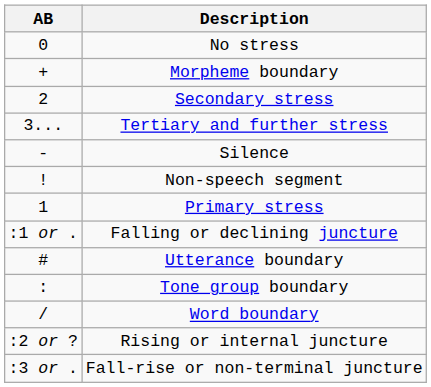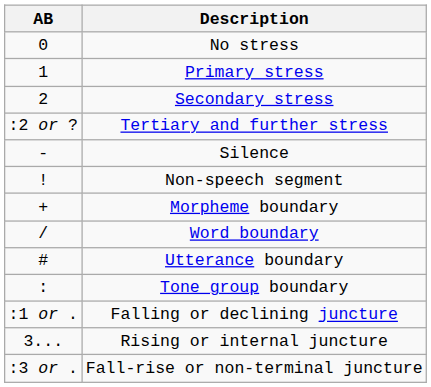rows swapped: (254, 207) <-> (254, 72)
(43, 126) 3... -> (43, 126) :2 or ?
rows swapped: (254, 315) <-> (254, 234)
(43, 341) :2 or ? -> (43, 341) 3...
